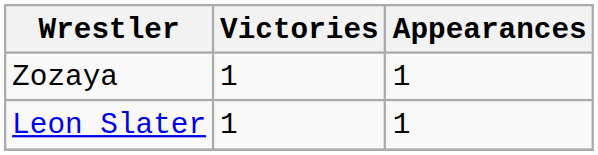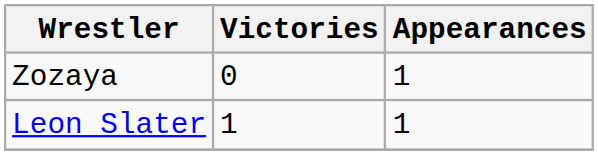(229, 77) 1 -> (229, 77) 0
